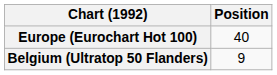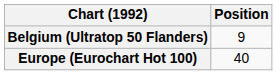rows swapped: (108, 59) <-> (108, 37)
